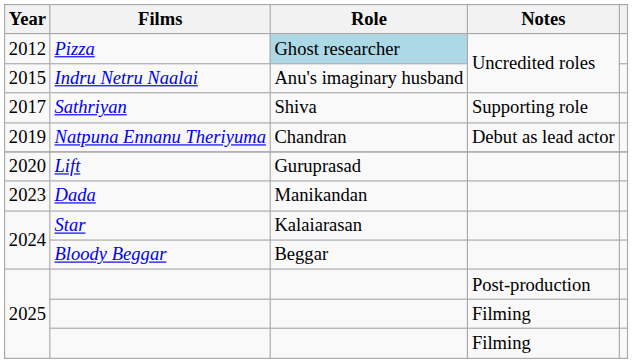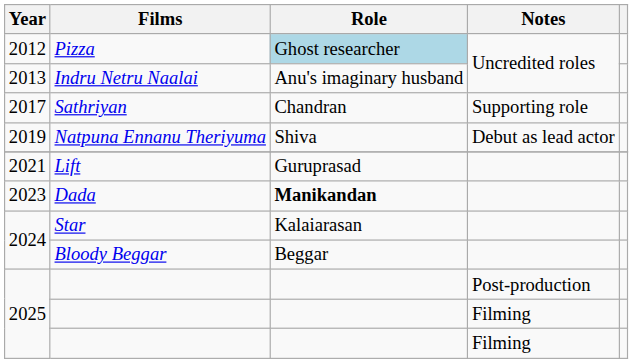(27, 78) 2015 -> (27, 78) 2013
(296, 107) Shiva -> (311, 107) Chandran
(311, 136) Chandran -> (296, 136) Shiva
(27, 166) 2020 -> (27, 166) 2021
(321, 195) normal -> (326, 195) bold
